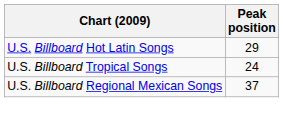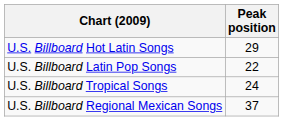+ row: (92, 67)
